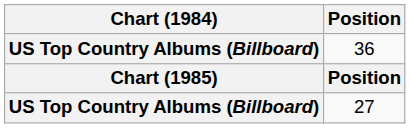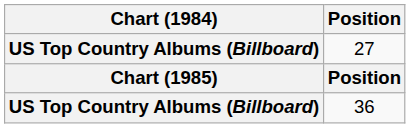rows swapped: (364, 48) <-> (364, 107)
